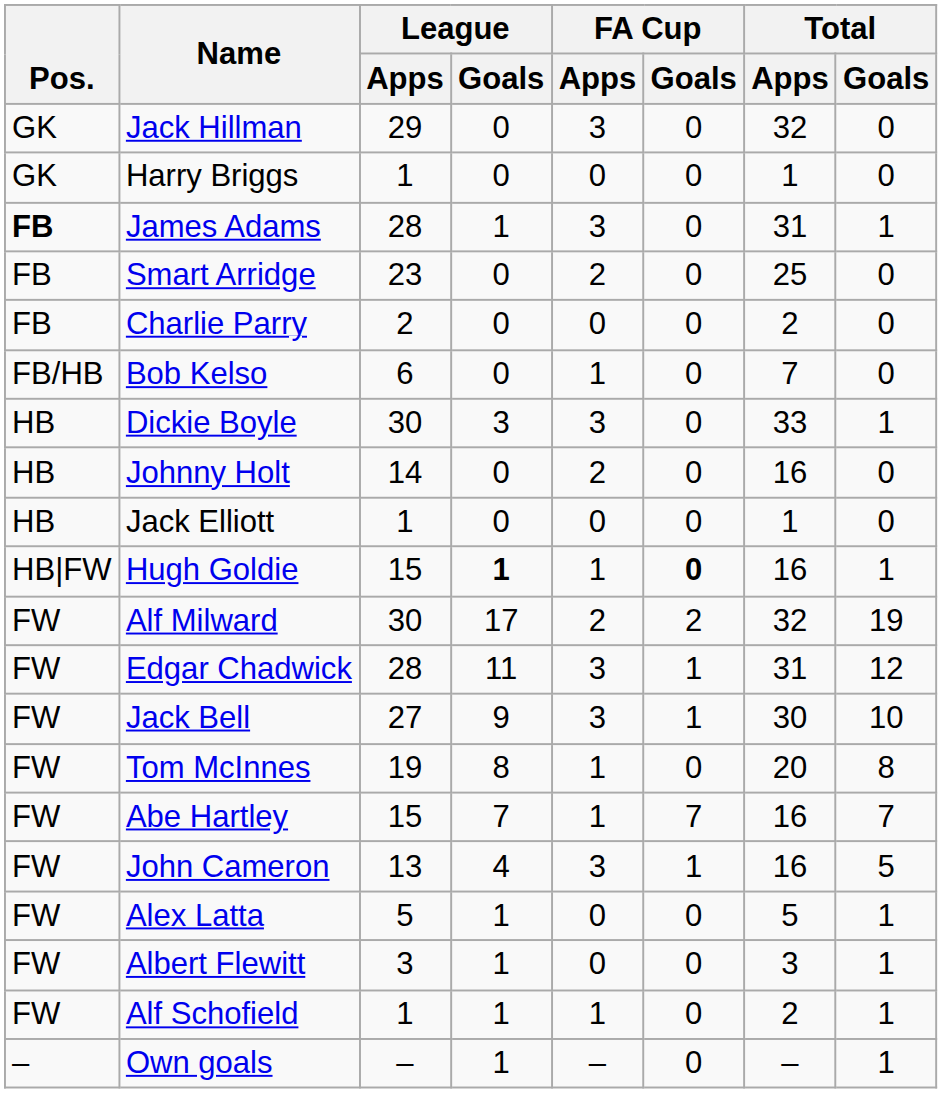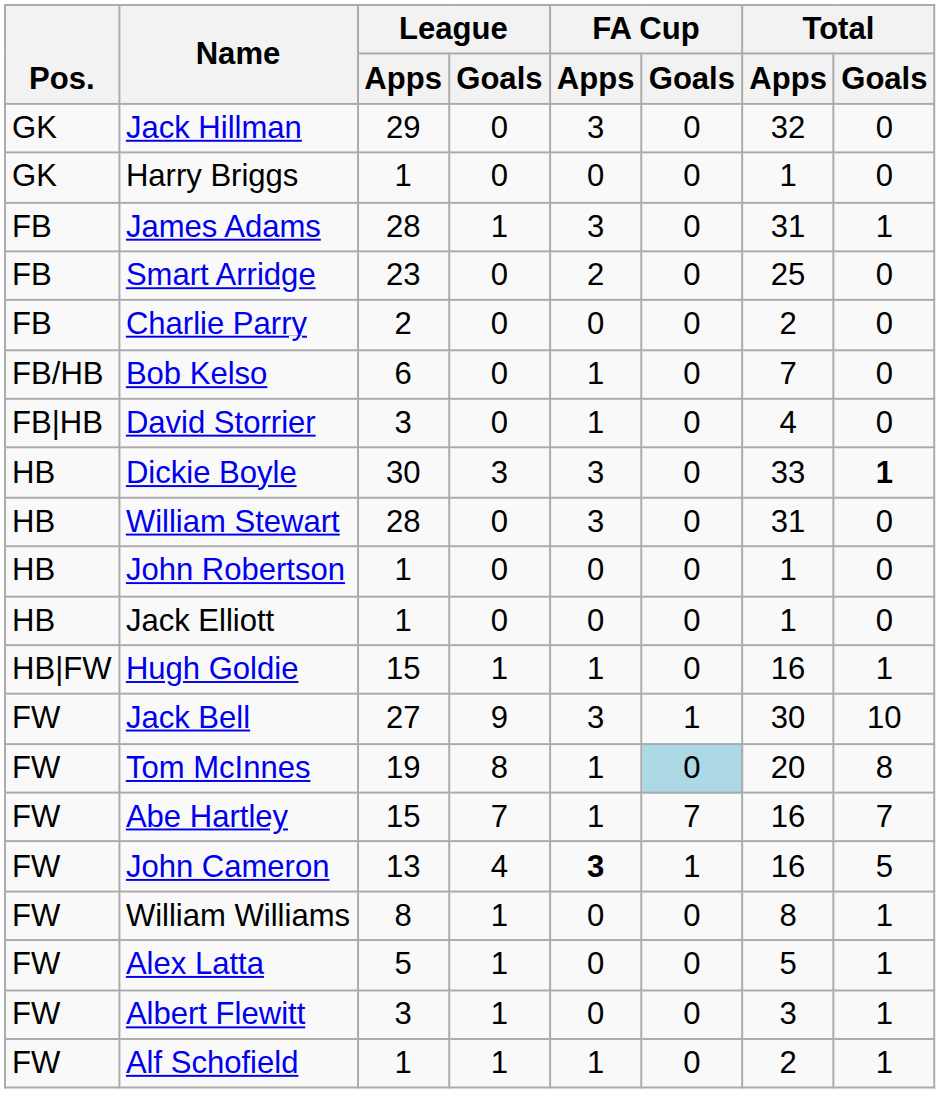(33, 226) bold -> (32, 226) normal
+ row: (221, 422)
(886, 422) normal -> (884, 472) bold
+ row: (233, 521)
- row: (208, 472)
+ row: (235, 570)
(501, 570) bold -> (499, 669) normal
(694, 570) bold -> (692, 669) normal
- row: (202, 619)
- row: (239, 669)
(694, 767) no background -> (692, 767) lightblue background
(597, 865) normal -> (596, 865) bold
+ row: (238, 915)
- row: (199, 1062)
